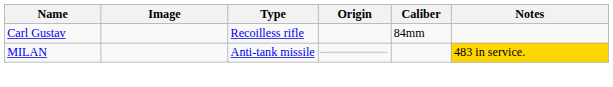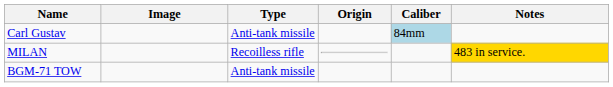(267, 33) Recoilless rifle -> (273, 33) Anti-tank missile
(409, 33) no background -> (409, 33) lightblue background
(273, 52) Anti-tank missile -> (267, 52) Recoilless rifle
+ row: (44, 71)
